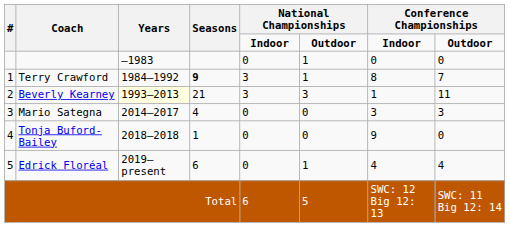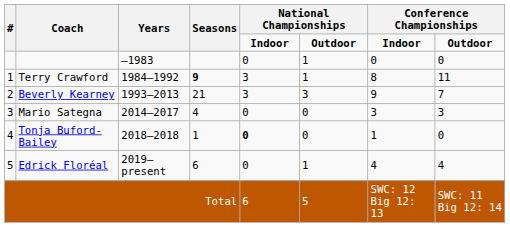(441, 78) 7 -> (444, 78) 11
(150, 95) lightyellow background -> (150, 95) no background
(374, 95) 1 -> (374, 95) 9
(444, 95) 11 -> (441, 95) 7
(246, 136) normal -> (246, 136) bold
(374, 136) 9 -> (374, 136) 1
